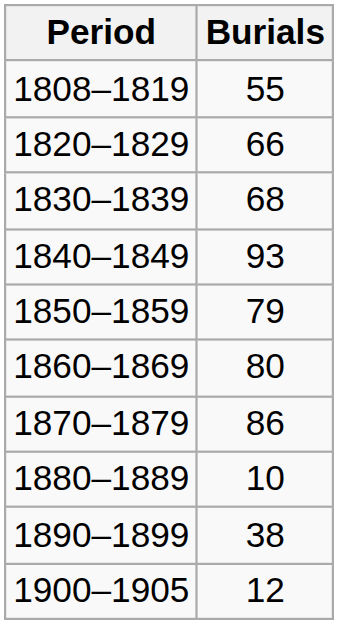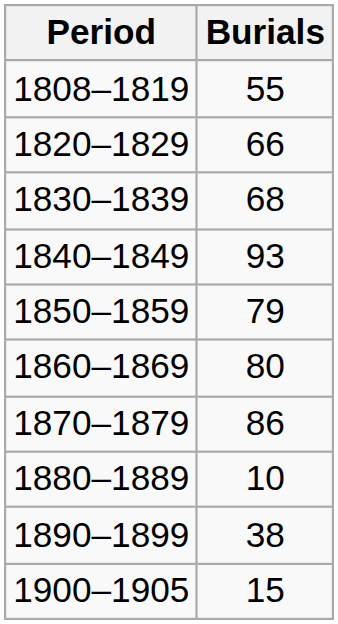(265, 590) 12 -> (265, 590) 15
